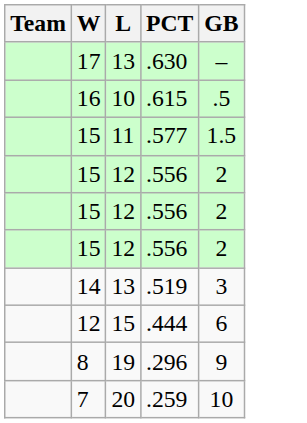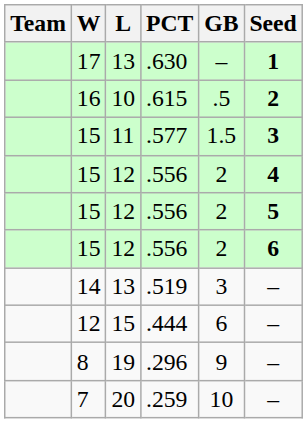+ column: (273, 23)
